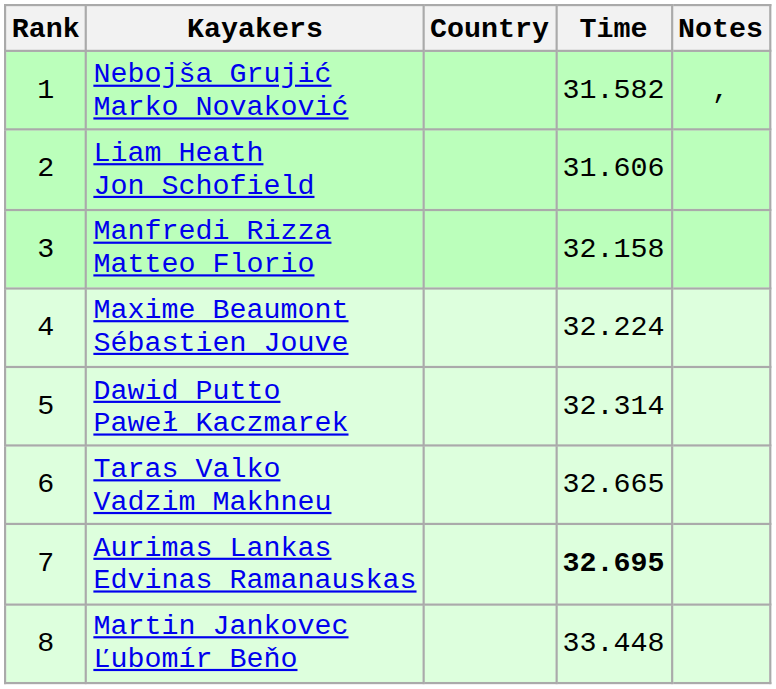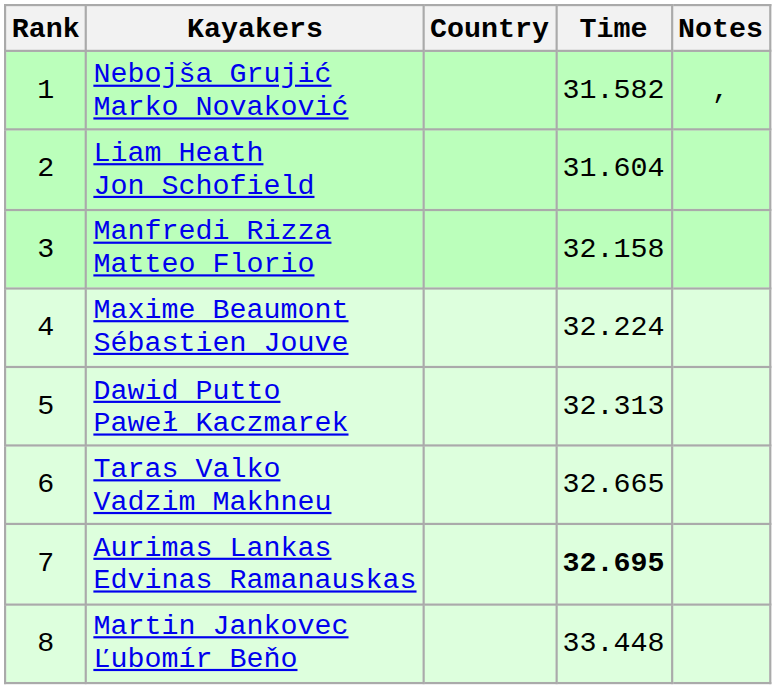(614, 170) 31.606 -> (614, 170) 31.604
(614, 406) 32.314 -> (614, 406) 32.313
